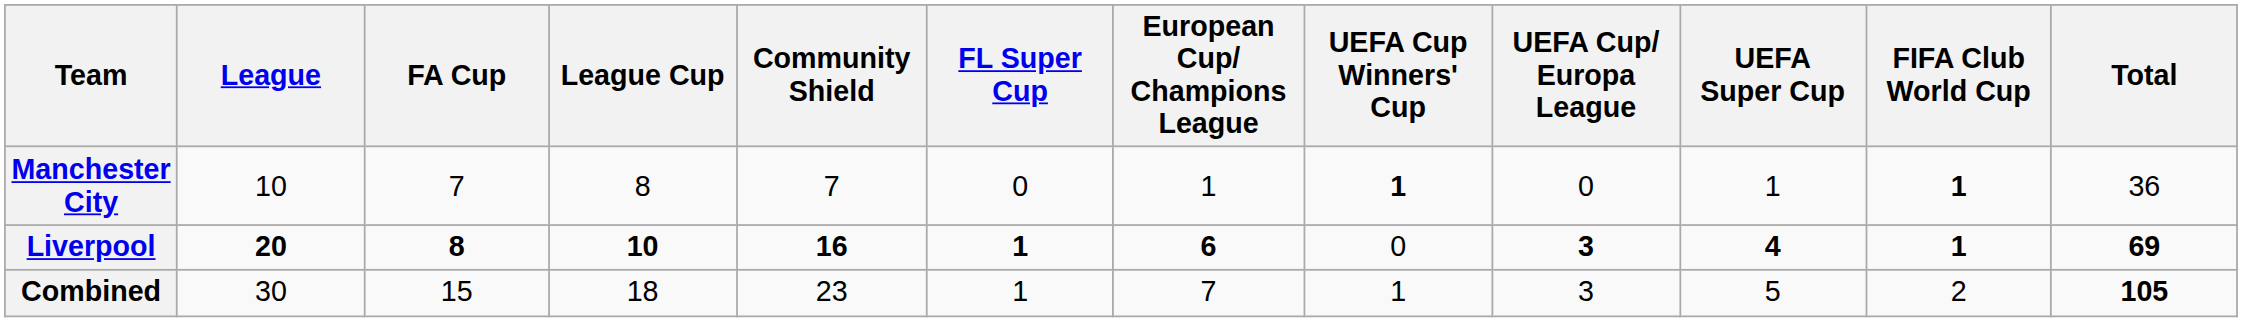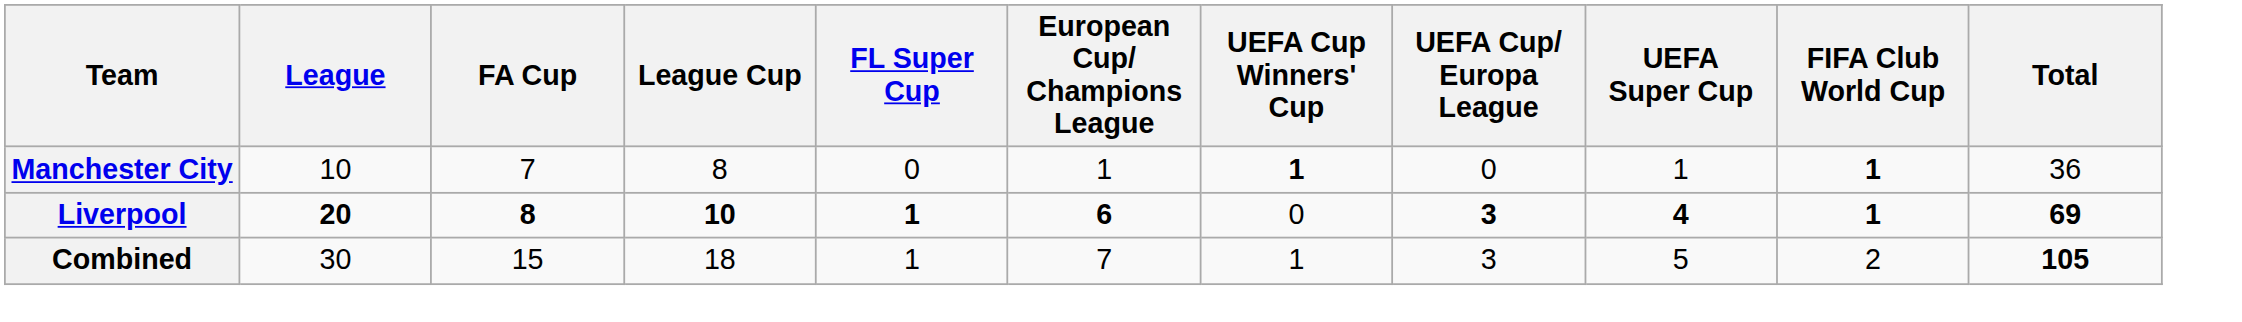- column: (832, 75)
